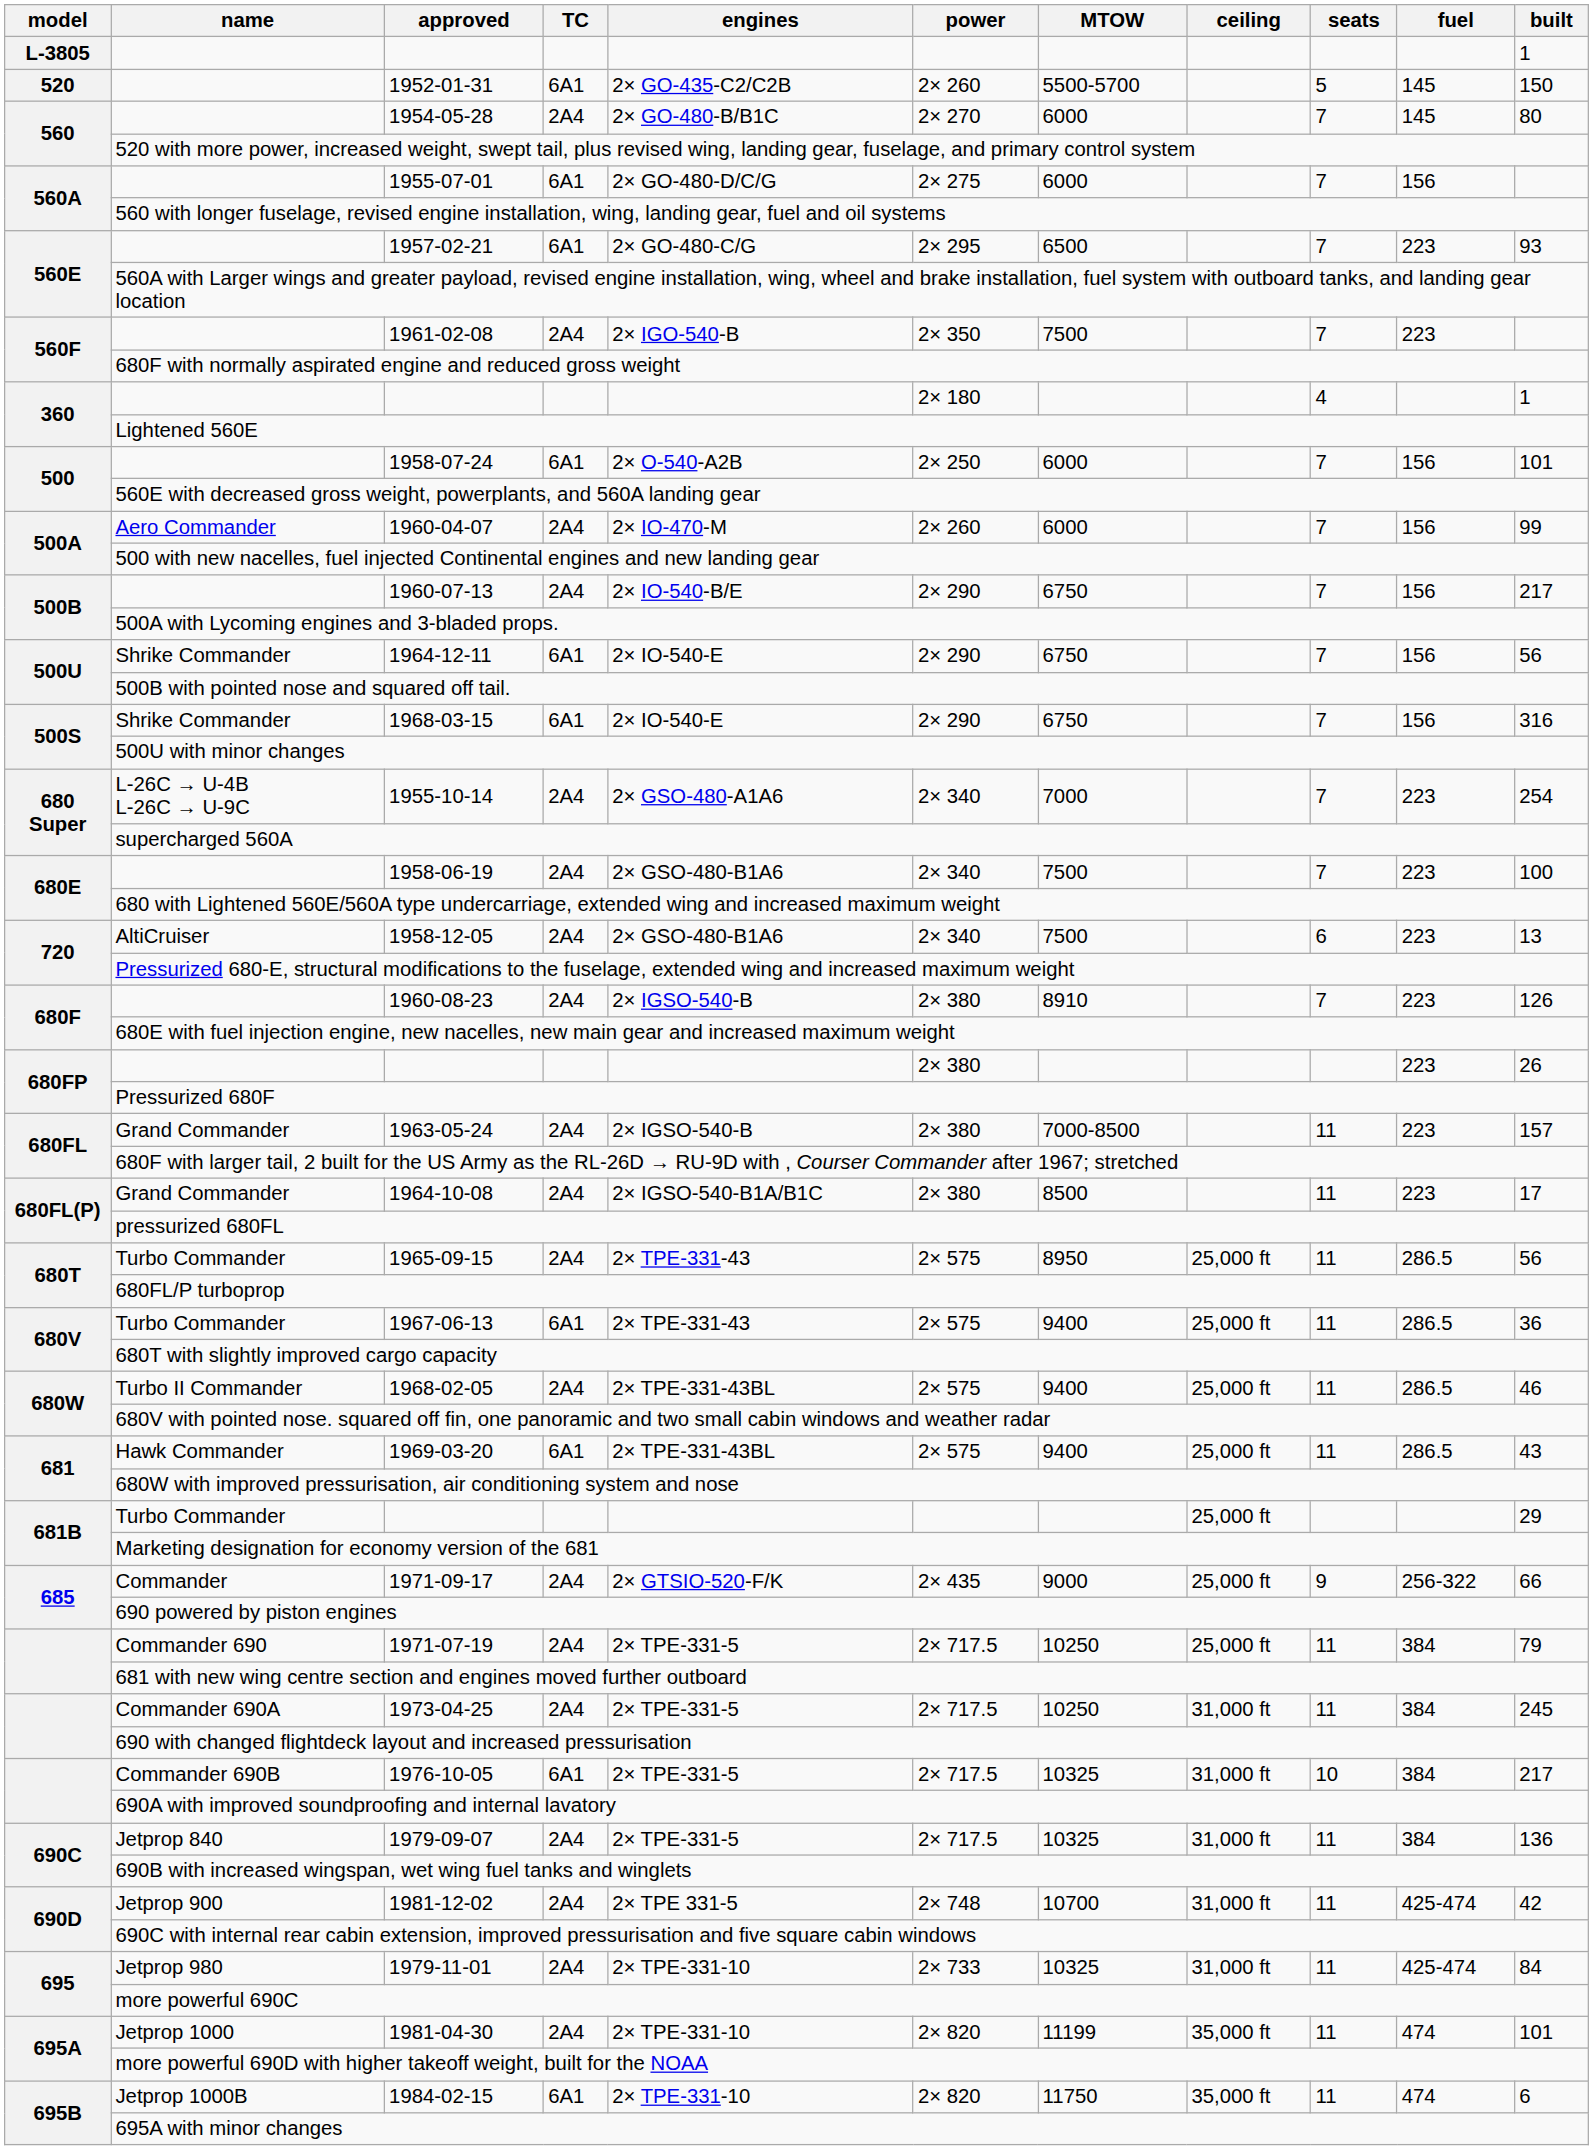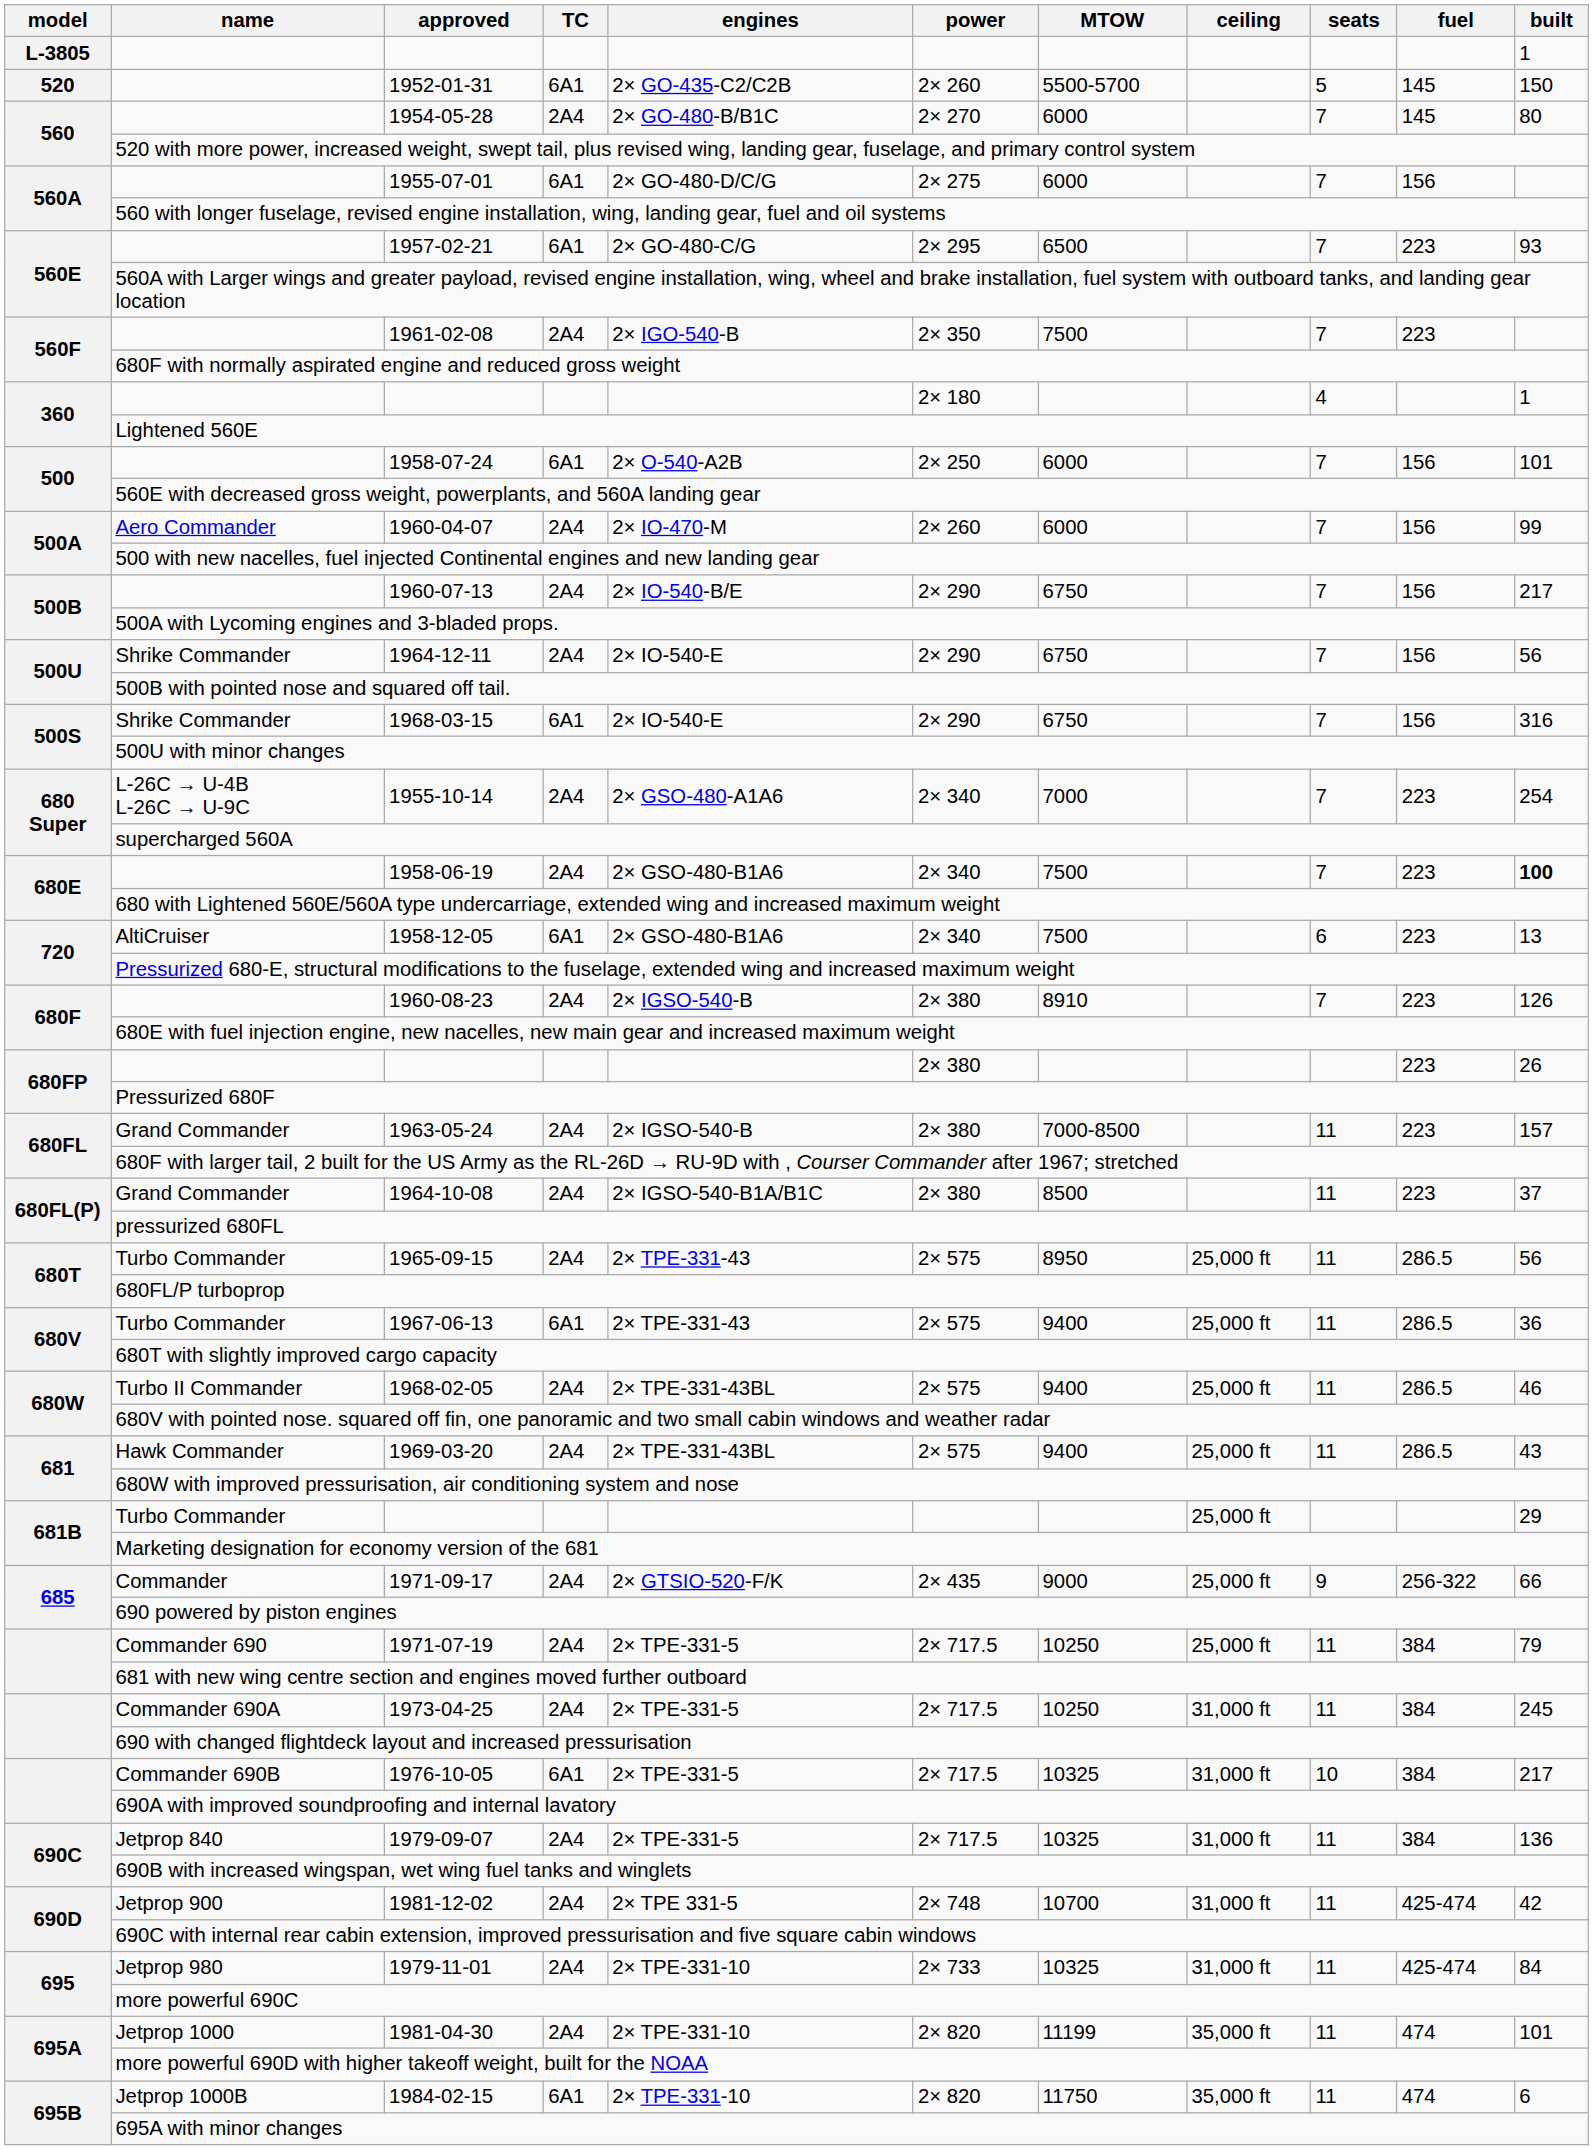(566, 655) 6A1 -> (566, 655) 2A4
(1536, 871) normal -> (1536, 871) bold
(566, 936) 2A4 -> (566, 936) 6A1
(1530, 1194) 17 -> (1530, 1194) 37
(566, 1452) 6A1 -> (566, 1452) 2A4
